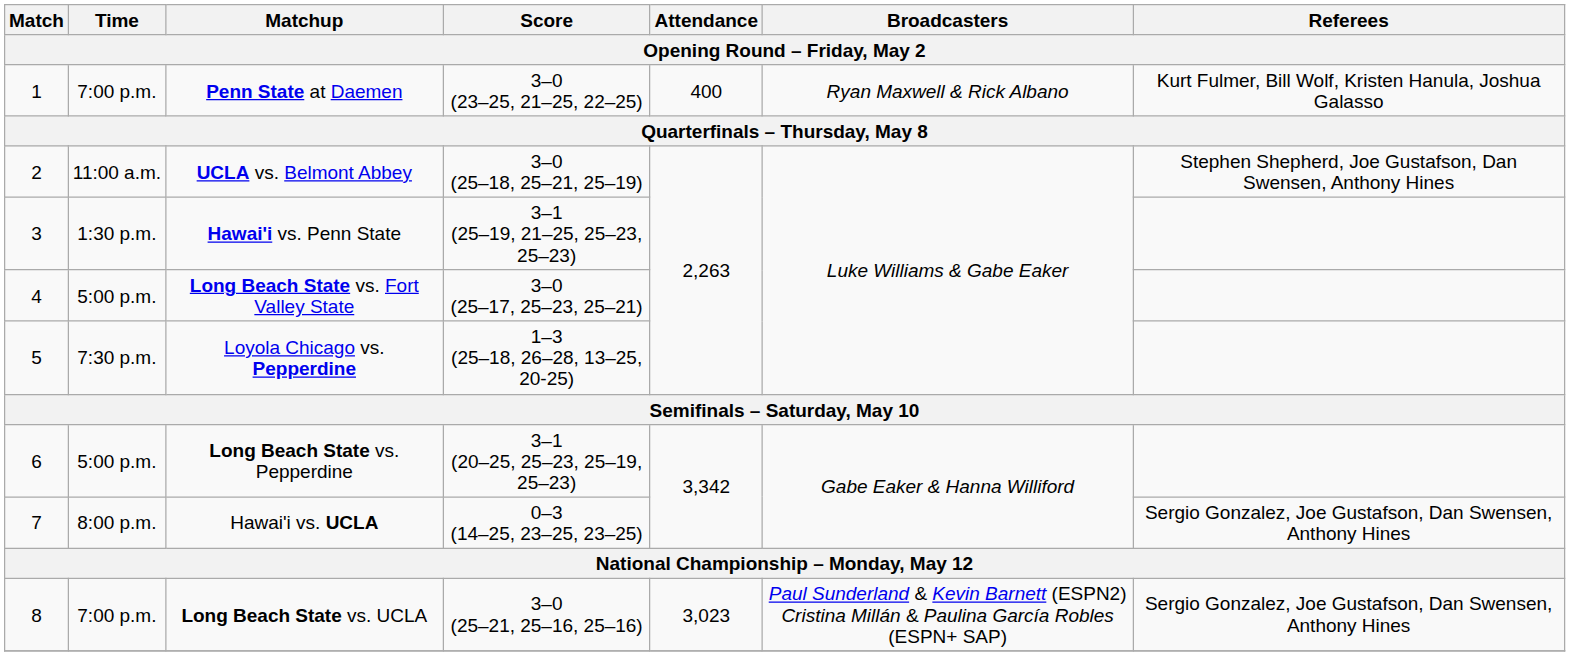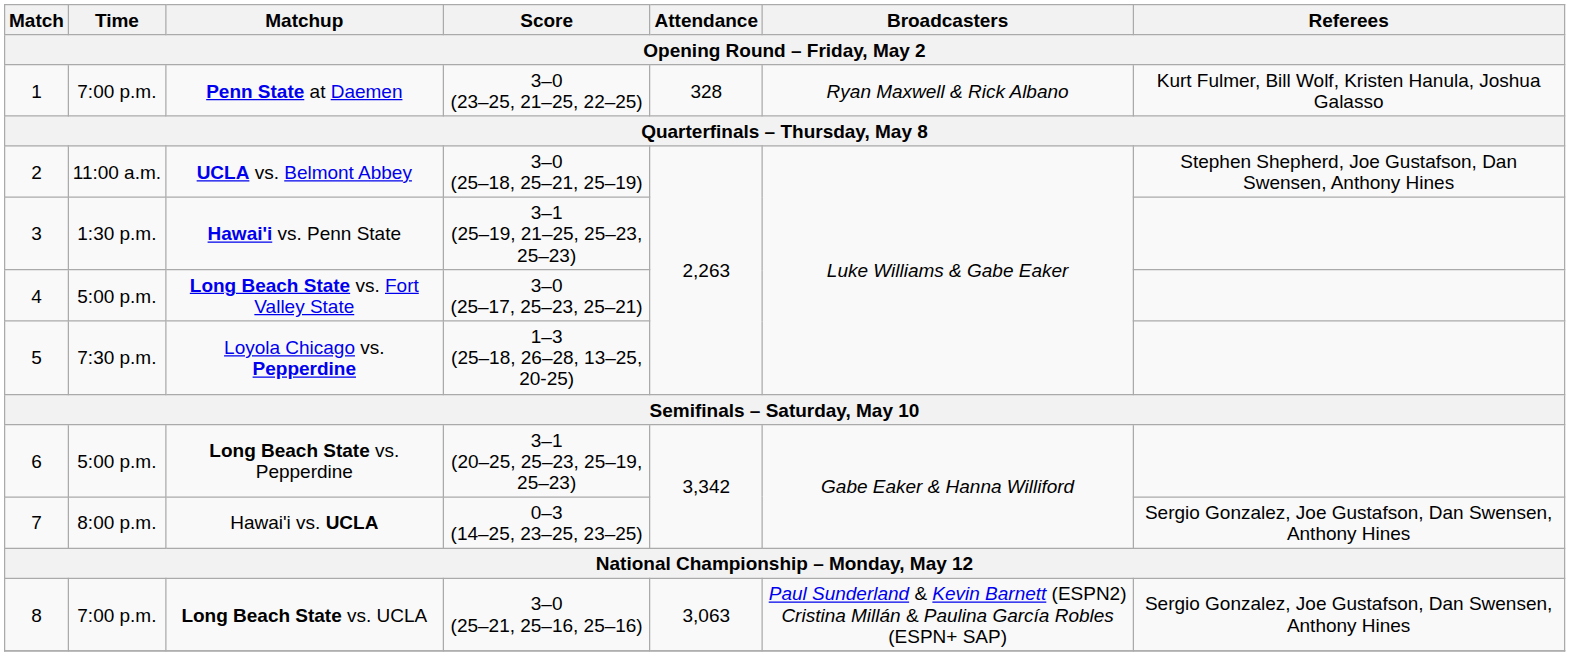(706, 91) 400 -> (706, 91) 328
(706, 615) 3,023 -> (706, 615) 3,063
